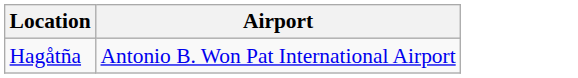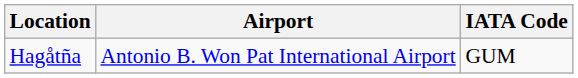+ column: (517, 21)
